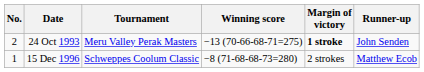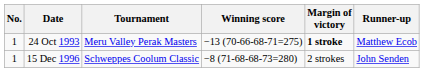(14, 42) 2 -> (14, 42) 1
(383, 42) John Senden -> (387, 42) Matthew Ecob
(387, 59) Matthew Ecob -> (383, 59) John Senden
